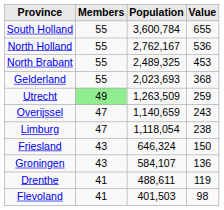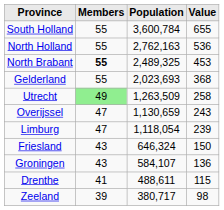(156, 46) 2,762,167 -> (156, 46) 2,762,163
(101, 63) normal -> (101, 63) bold
(202, 96) 259 -> (202, 96) 258
(156, 113) 1,140,659 -> (156, 113) 1,130,659
(202, 130) 238 -> (202, 130) 239
(202, 180) 119 -> (202, 180) 115
- row: (40, 197)
+ row: (40, 197)
